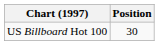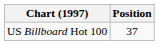(132, 31) 30 -> (132, 31) 37
